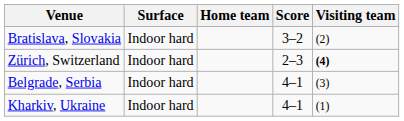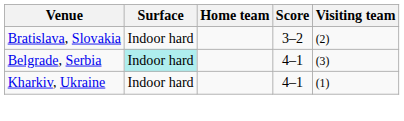- row: (64, 60)
(161, 82) no background -> (161, 60) paleturquoise background
